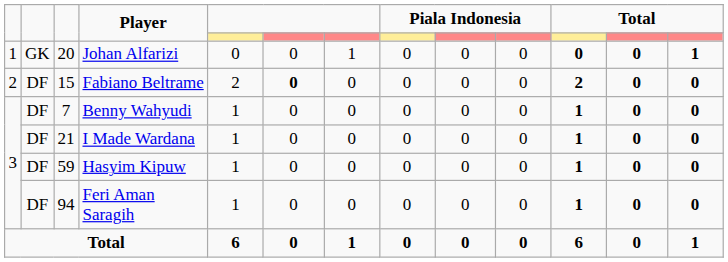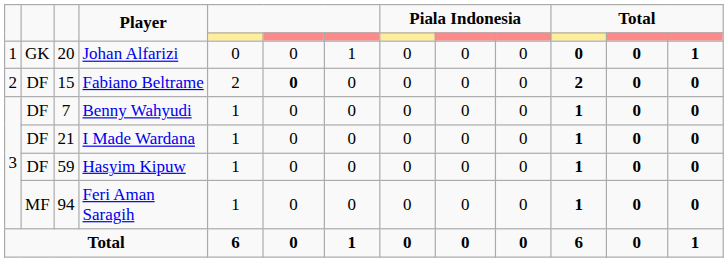(37, 205) DF -> (37, 205) MF
